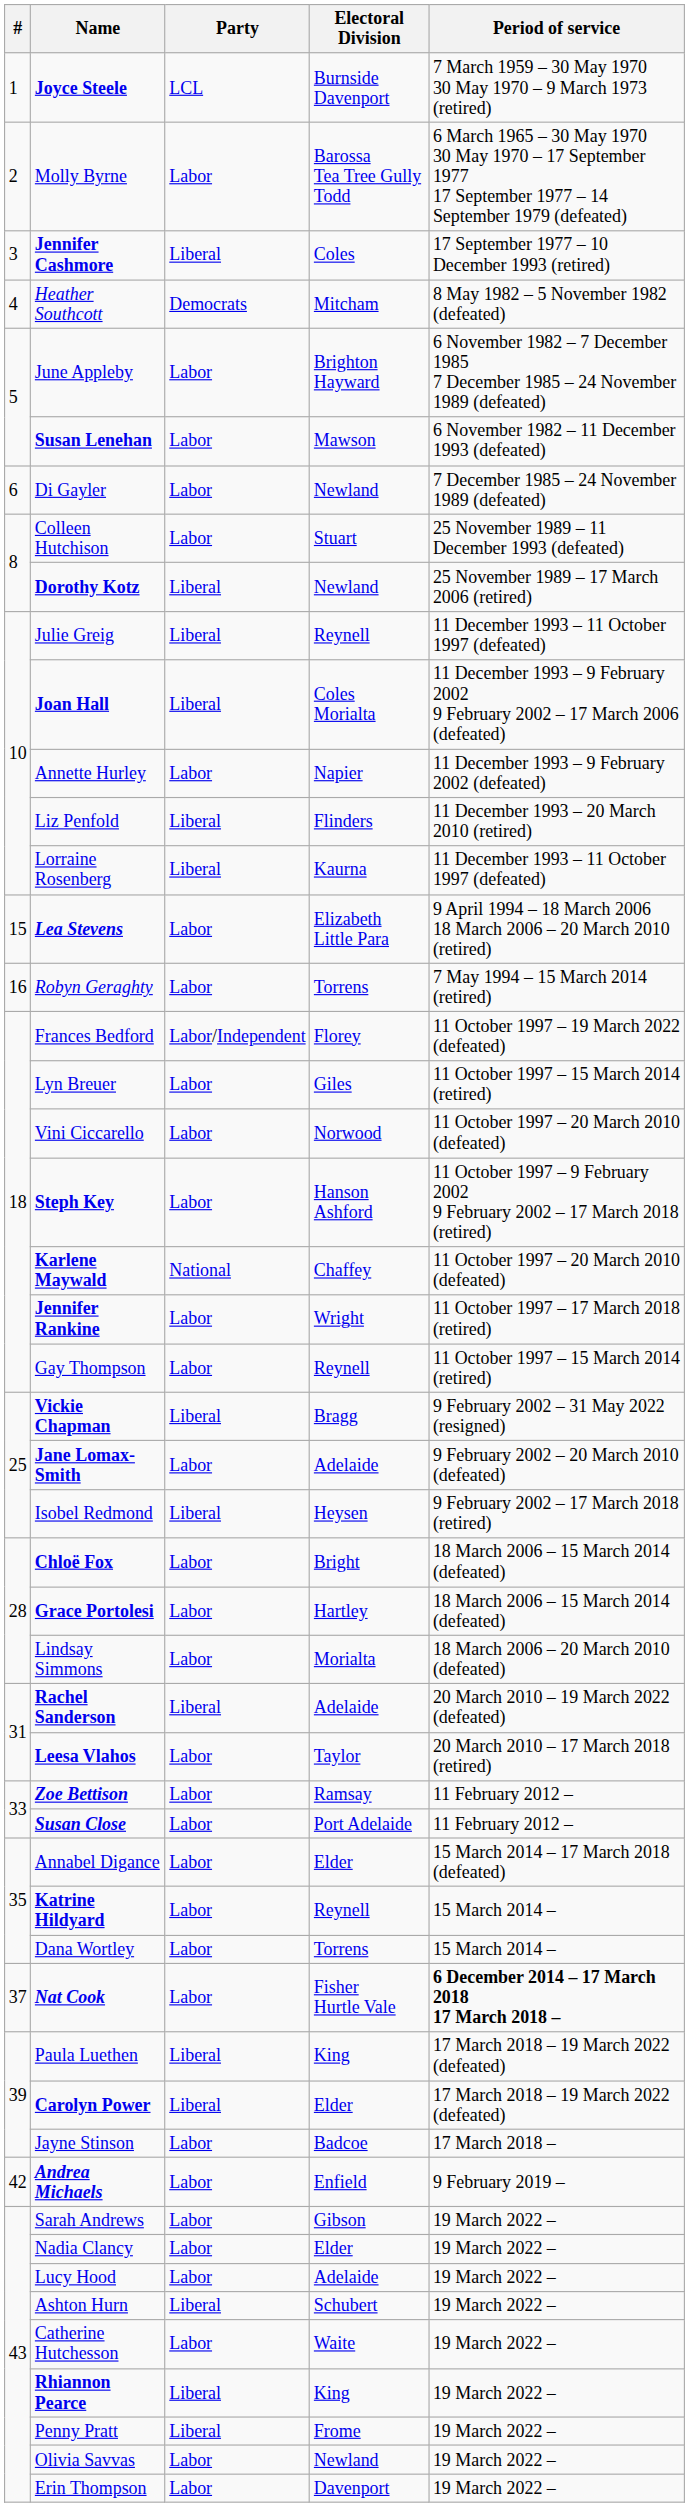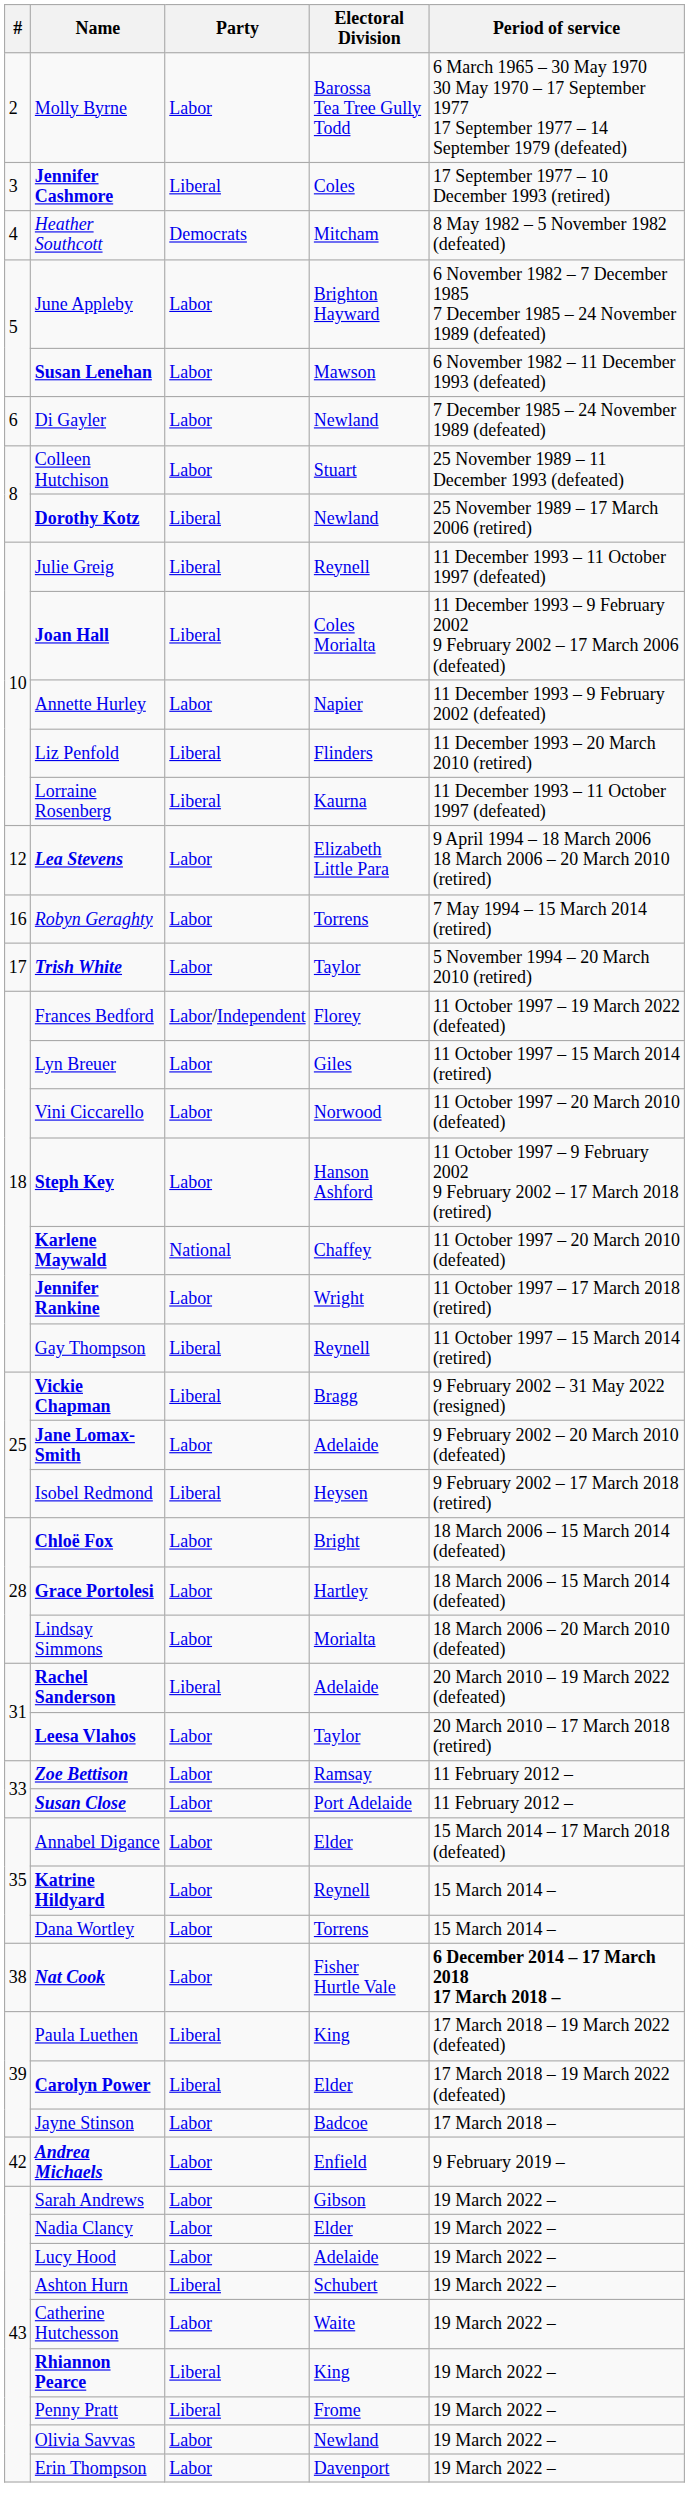- row: (81, 87)
(18, 928) 15 -> (18, 860) 12
+ row: (78, 967)
(191, 1367) Labor -> (195, 1347) Liberal
(18, 1997) 37 -> (18, 1977) 38
